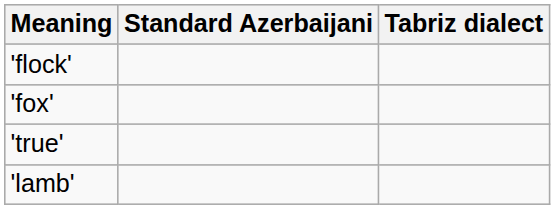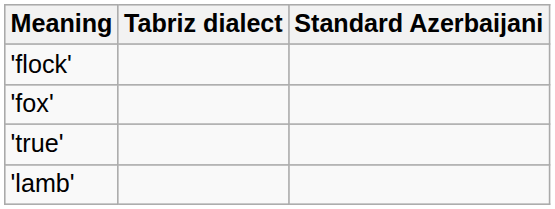columns swapped: (464, 24) <-> (249, 24)
